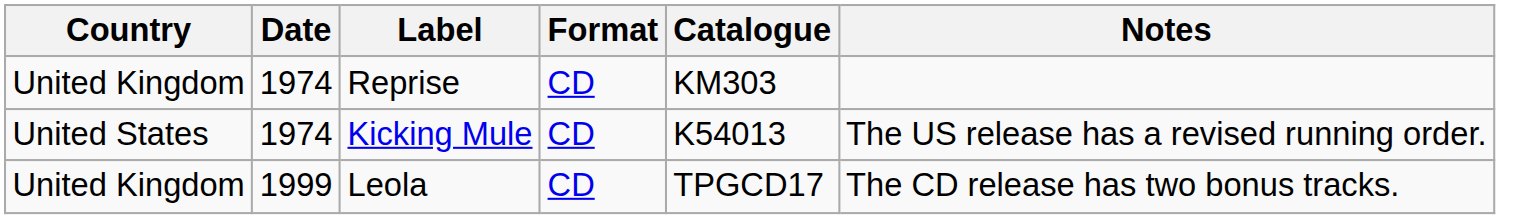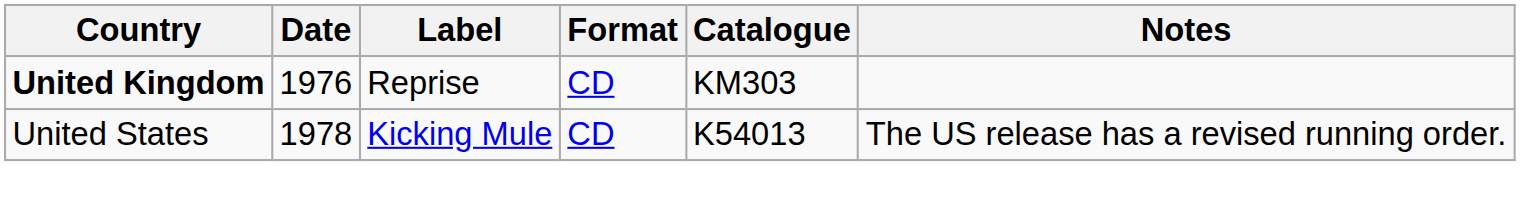(129, 82) normal -> (139, 82) bold
(296, 82) 1974 -> (316, 82) 1976
(296, 133) 1974 -> (316, 133) 1978
- row: (387, 185)
